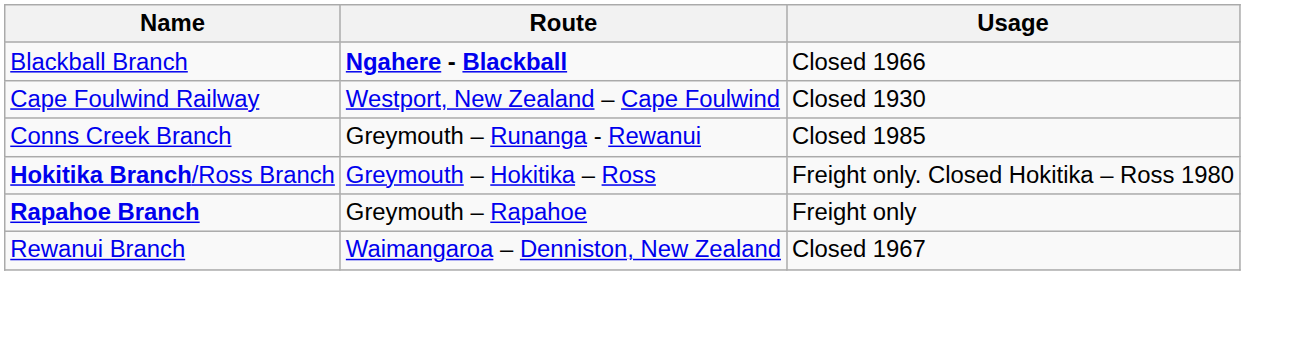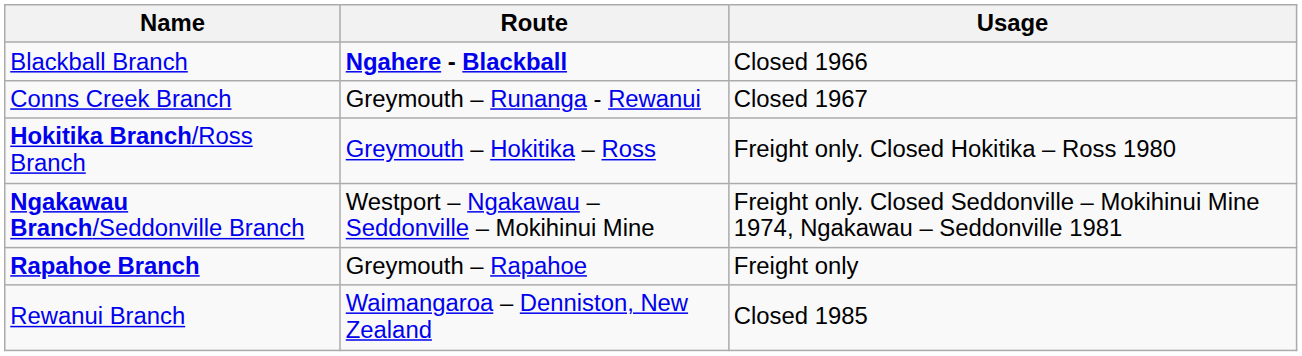- row: (135, 99)
(859, 136) Closed 1985 -> (801, 99) Closed 1967
+ row: (157, 214)
(859, 250) Closed 1967 -> (801, 317) Closed 1985
